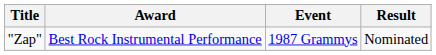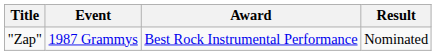columns swapped: (313, 15) <-> (155, 15)
